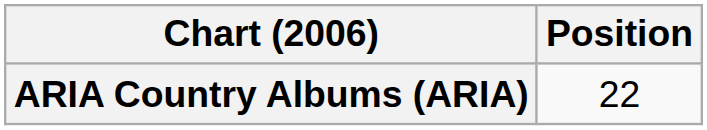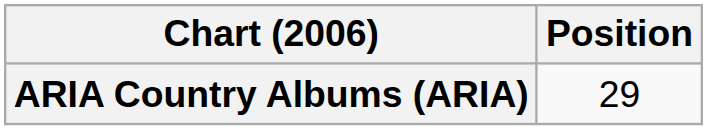(619, 93) 22 -> (619, 93) 29
